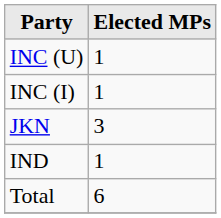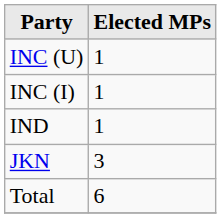rows swapped: (30, 126) <-> (29, 160)
